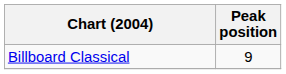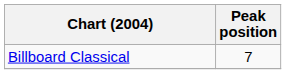(248, 56) 9 -> (248, 56) 7
